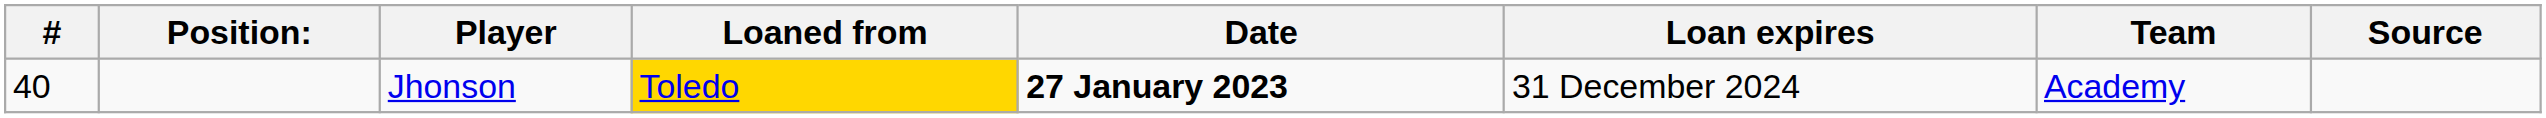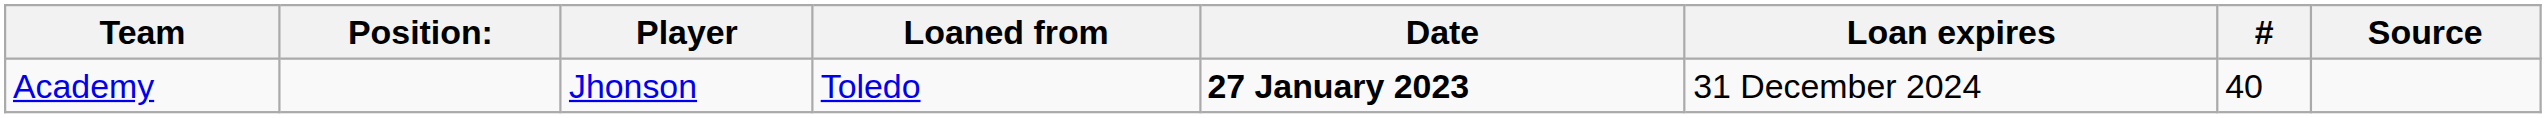columns swapped: (52, 32) <-> (2173, 32)
(689, 86) gold background -> (871, 86) no background
